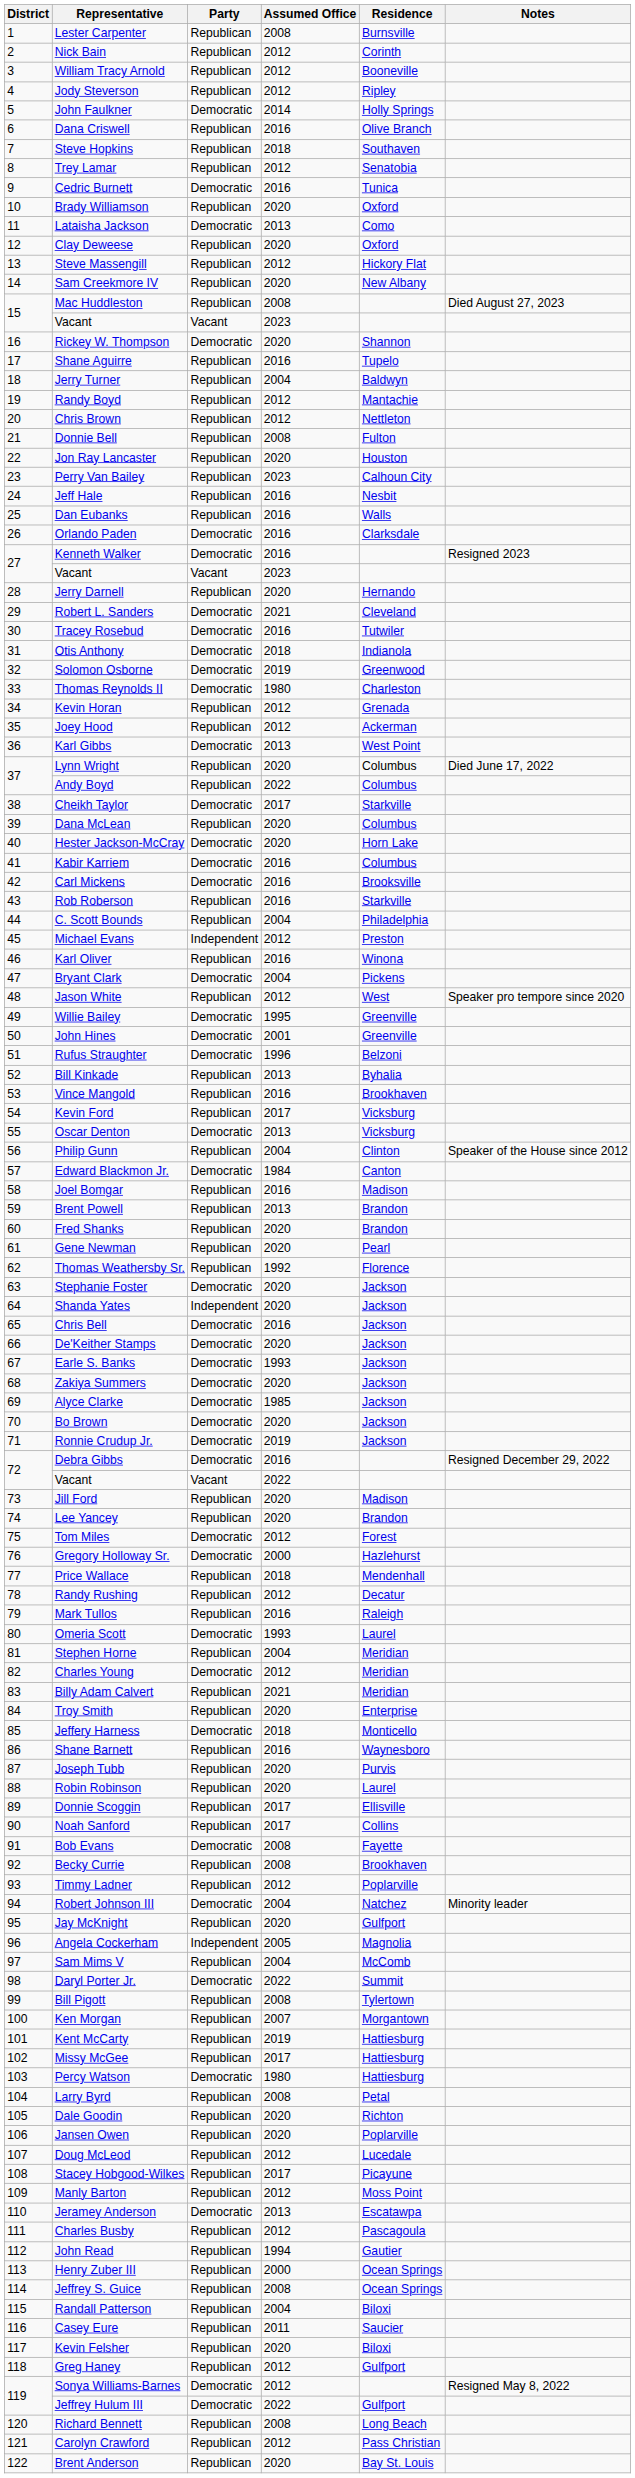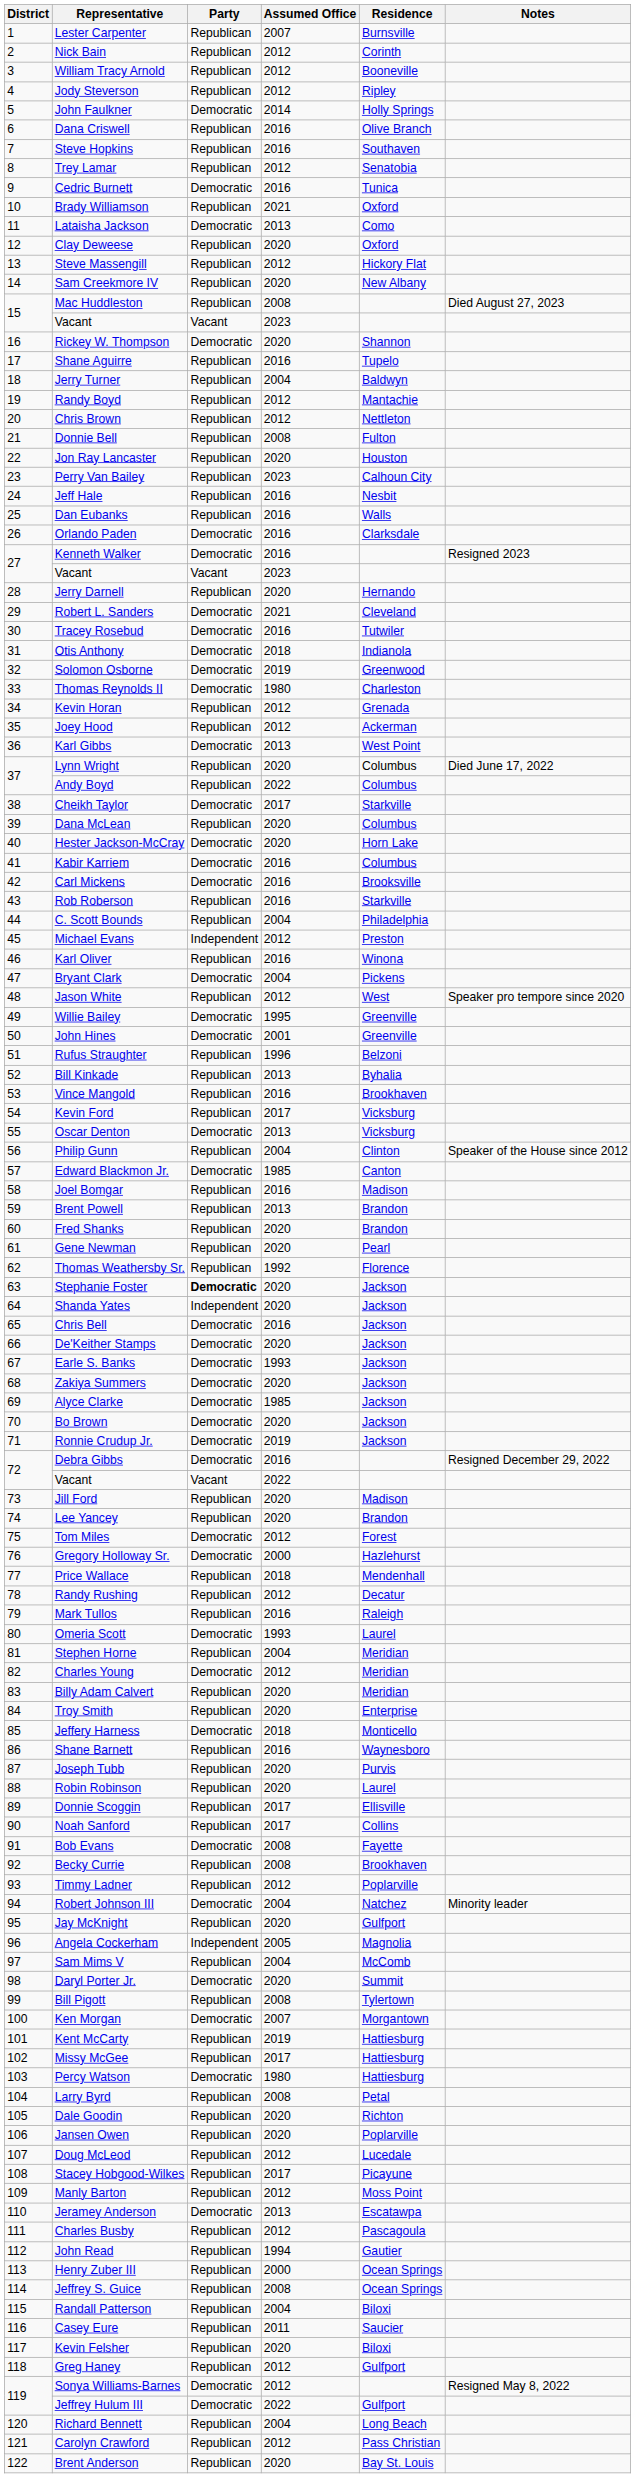(277, 33) 2008 -> (277, 33) 2007
(277, 149) 2018 -> (277, 149) 2016
(277, 206) 2020 -> (277, 206) 2021
(221, 1055) Democratic -> (221, 1055) Republican
(277, 1171) 1984 -> (277, 1171) 1985
(221, 1286) normal -> (224, 1286) bold
(277, 1691) 2021 -> (277, 1691) 2020
(277, 1981) 2022 -> (277, 1981) 2020
(221, 2019) Republican -> (221, 2019) Democratic
(277, 2424) 2008 -> (277, 2424) 2004
